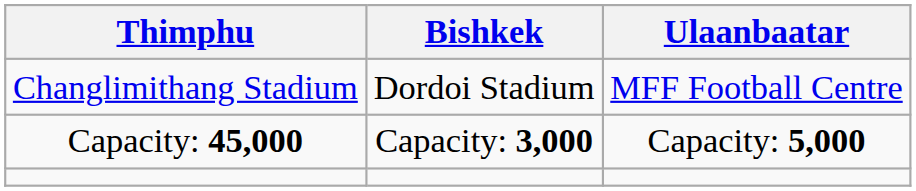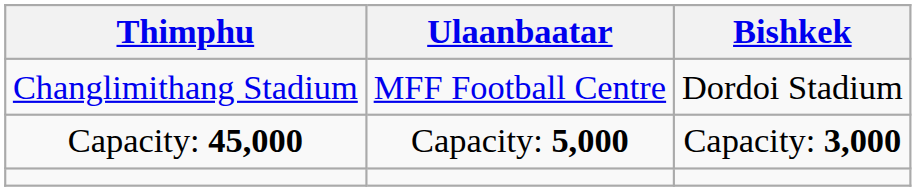columns swapped: (756, 31) <-> (484, 31)
